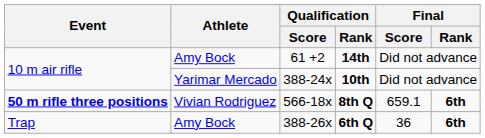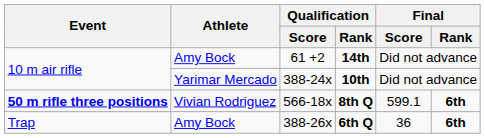(404, 101) 659.1 -> (404, 101) 599.1
